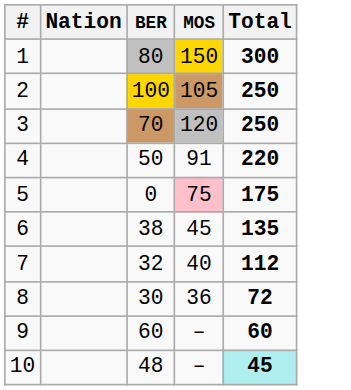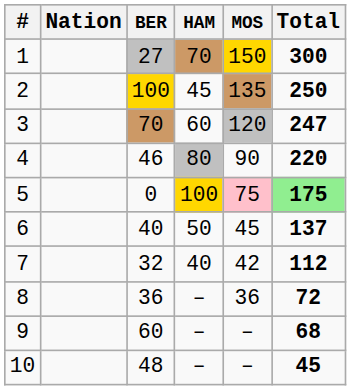+ column: (199, 23)
(151, 57) 80 -> (151, 57) 27
(199, 91) 105 -> (247, 91) 135
(260, 126) 250 -> (308, 126) 247
(151, 160) 50 -> (151, 160) 46
(199, 160) 91 -> (247, 160) 90
(260, 195) no background -> (308, 195) lightgreen background
(151, 229) 38 -> (151, 229) 40
(260, 229) 135 -> (308, 229) 137
(199, 264) 40 -> (247, 264) 42
(151, 298) 30 -> (151, 298) 36
(260, 333) 60 -> (308, 333) 68
(260, 367) paleturquoise background -> (308, 367) no background
